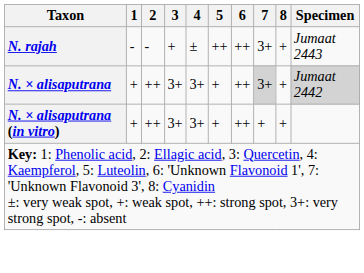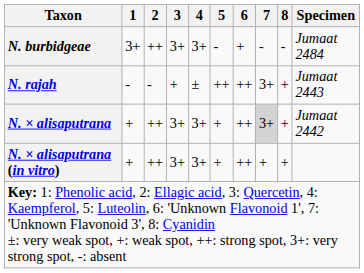+ row: (49, 46)
(315, 84) lightgrey background -> (316, 123) no background
